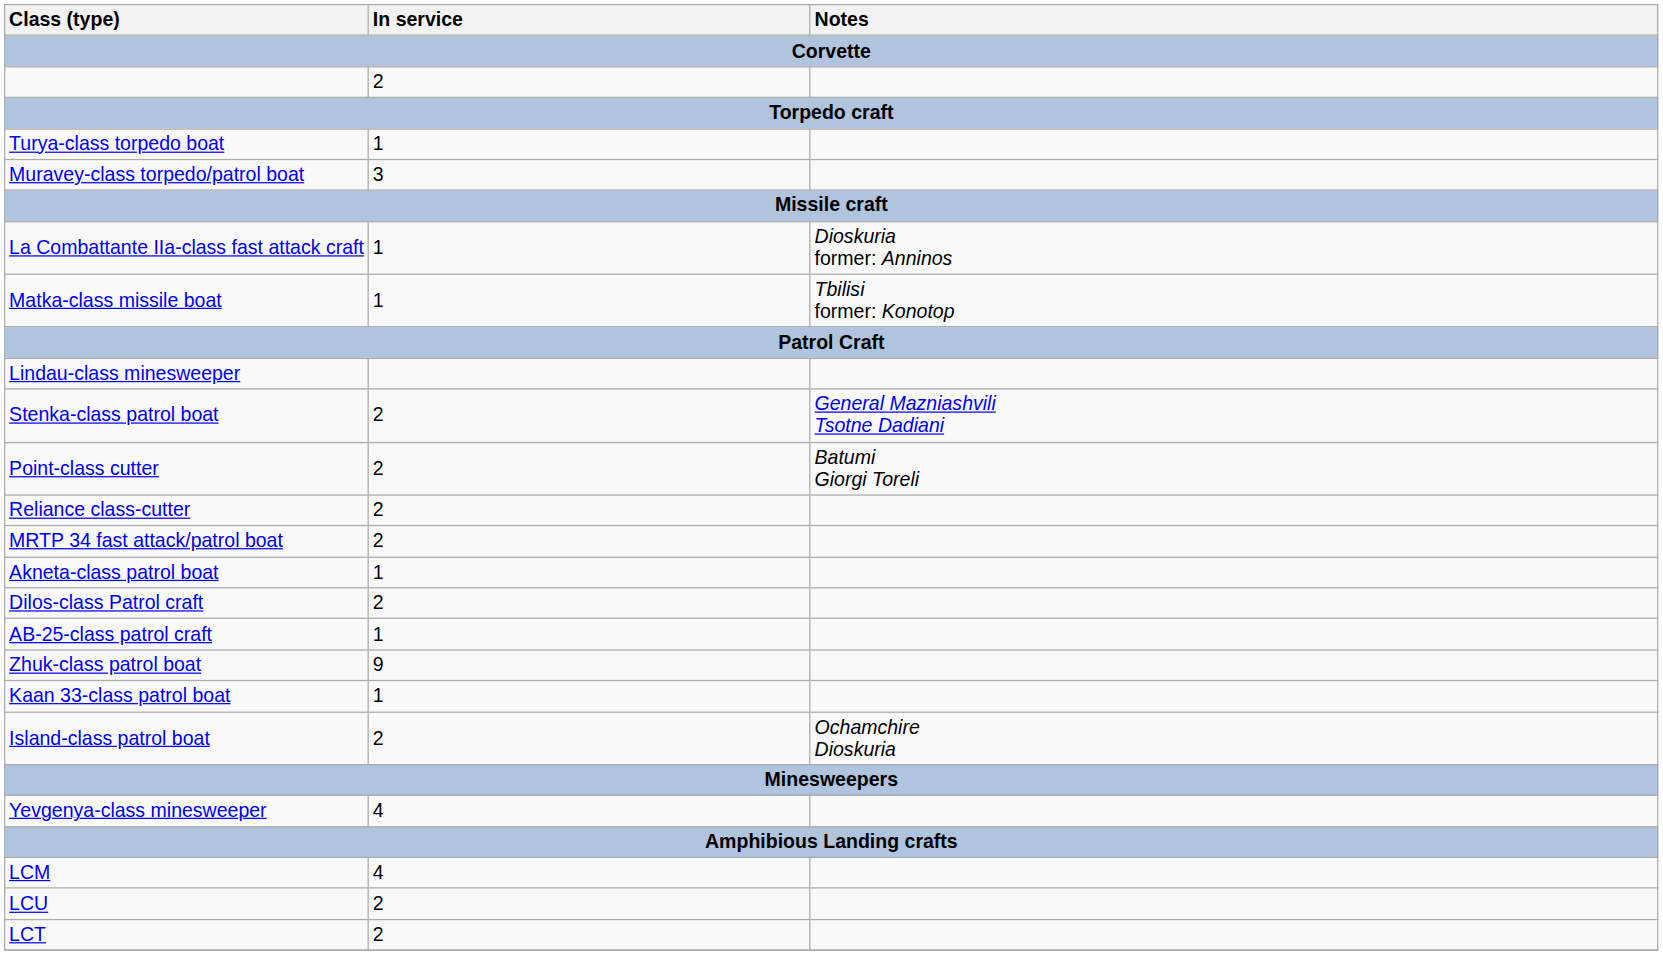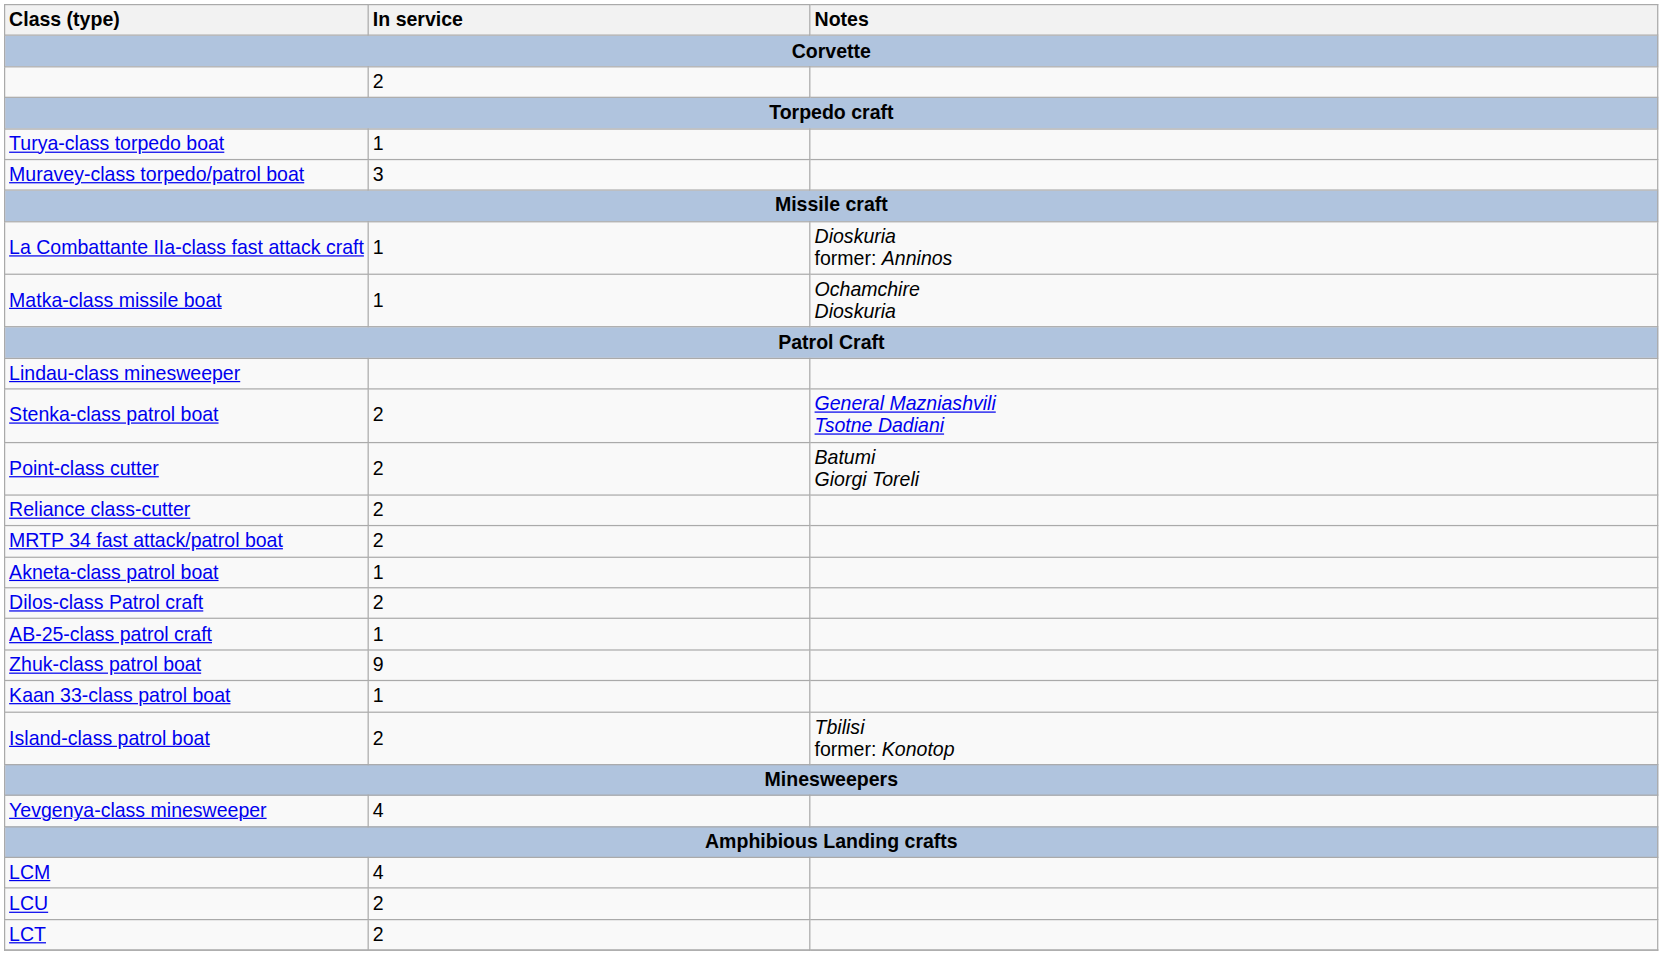(885, 300) Tbilisi former: Konotop -> (867, 300) Ochamchire Dioskuria
(867, 737) Ochamchire Dioskuria -> (885, 737) Tbilisi former: Konotop
